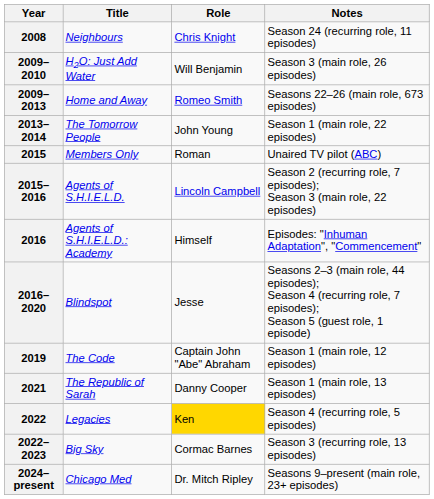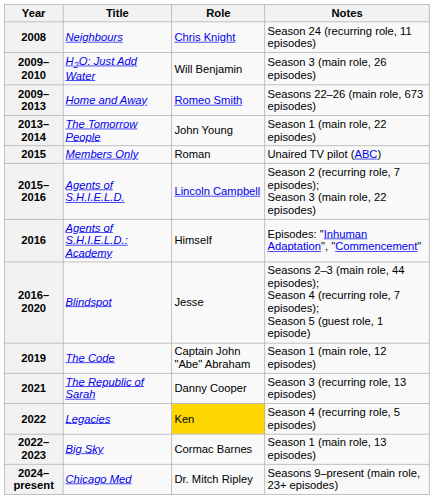(327, 388) Season 1 (main role, 13 episodes) -> (337, 388) Season 3 (recurring role, 13 episodes)
(337, 449) Season 3 (recurring role, 13 episodes) -> (327, 449) Season 1 (main role, 13 episodes)
